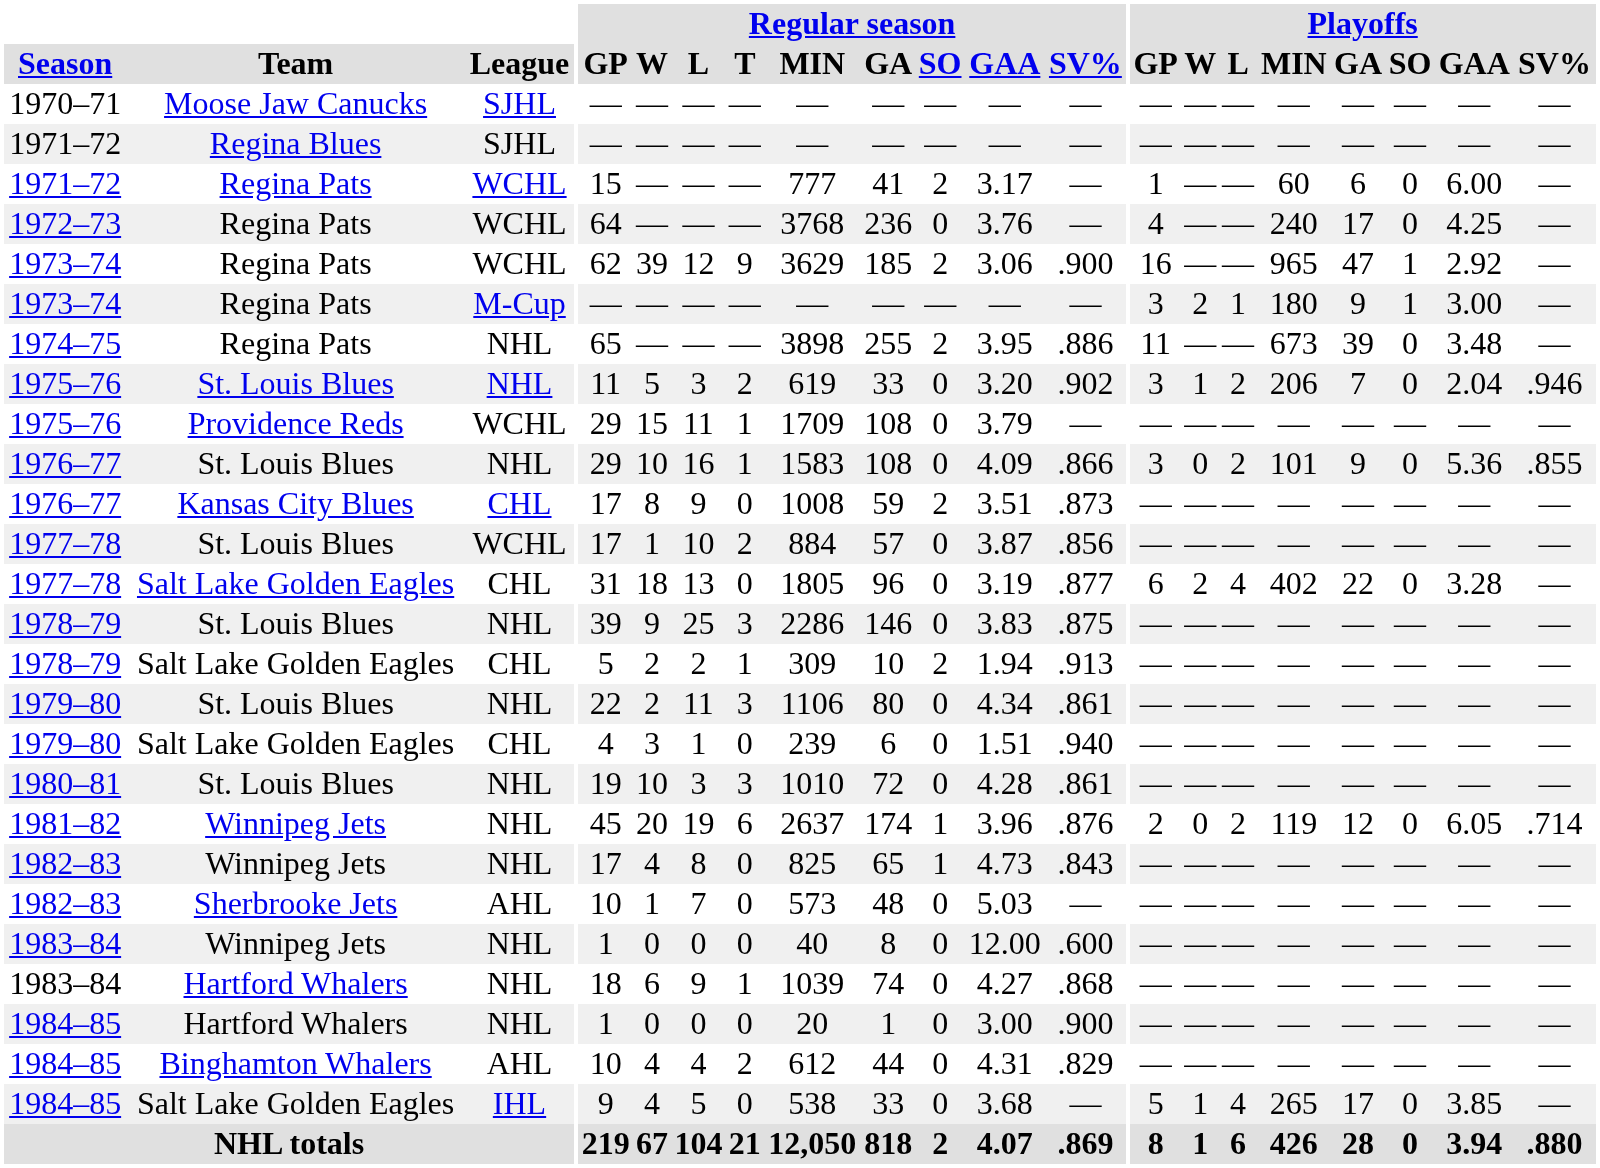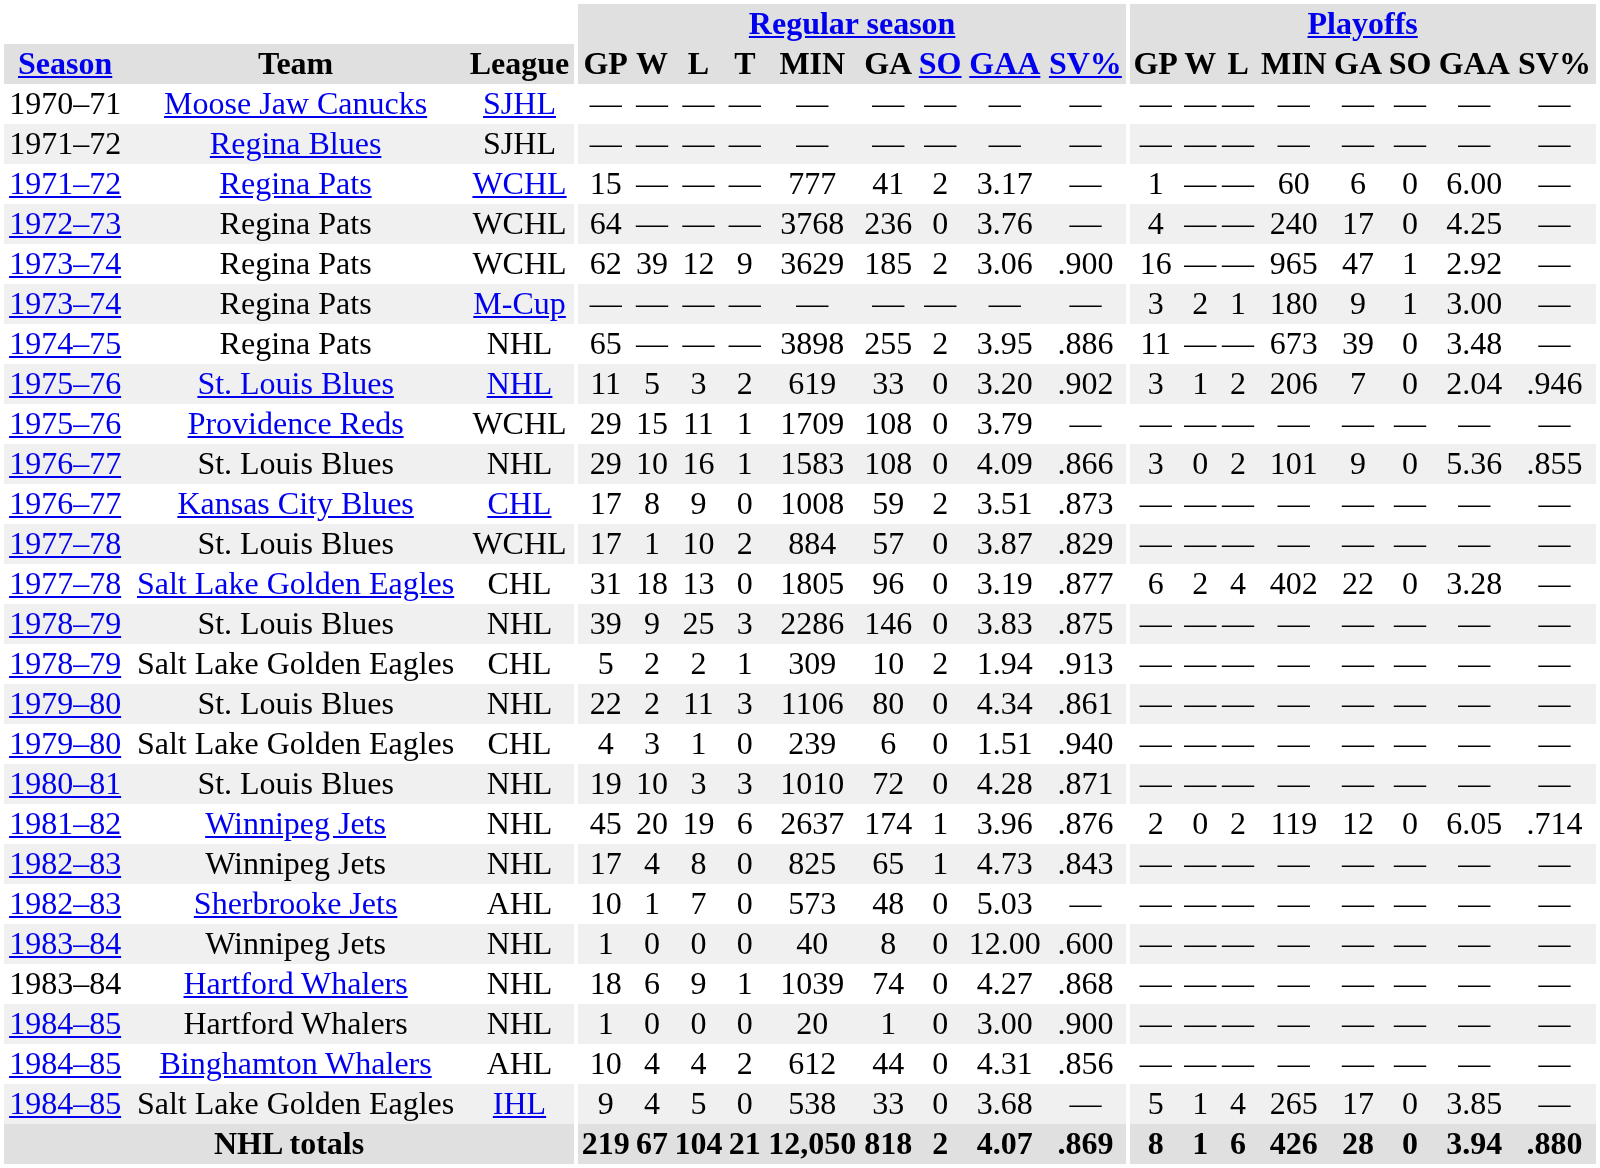(1085, 543) .856 -> (1085, 543) .829
(1085, 783) .861 -> (1085, 783) .871
(1085, 1063) .829 -> (1085, 1063) .856
